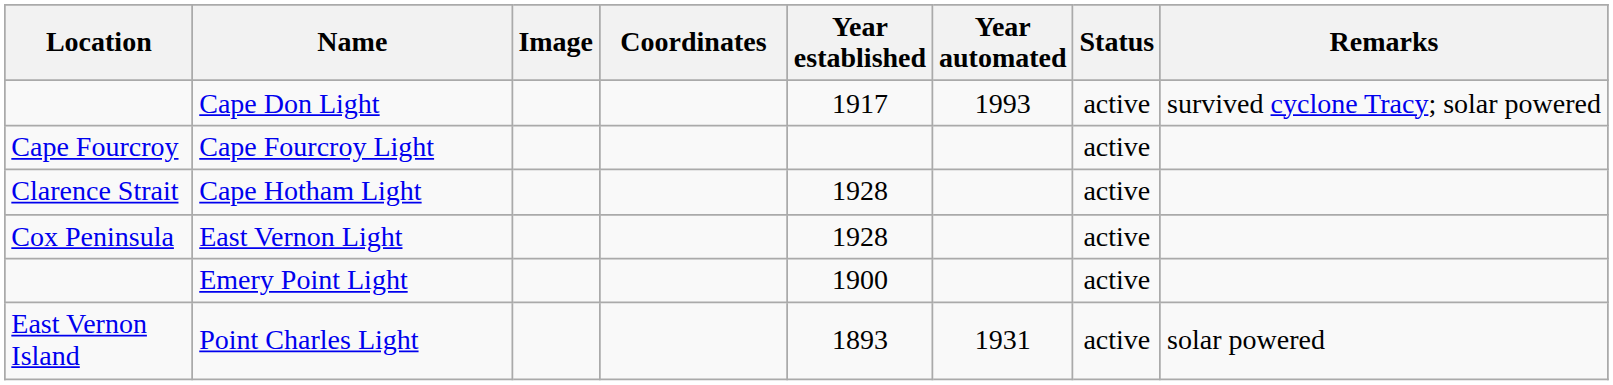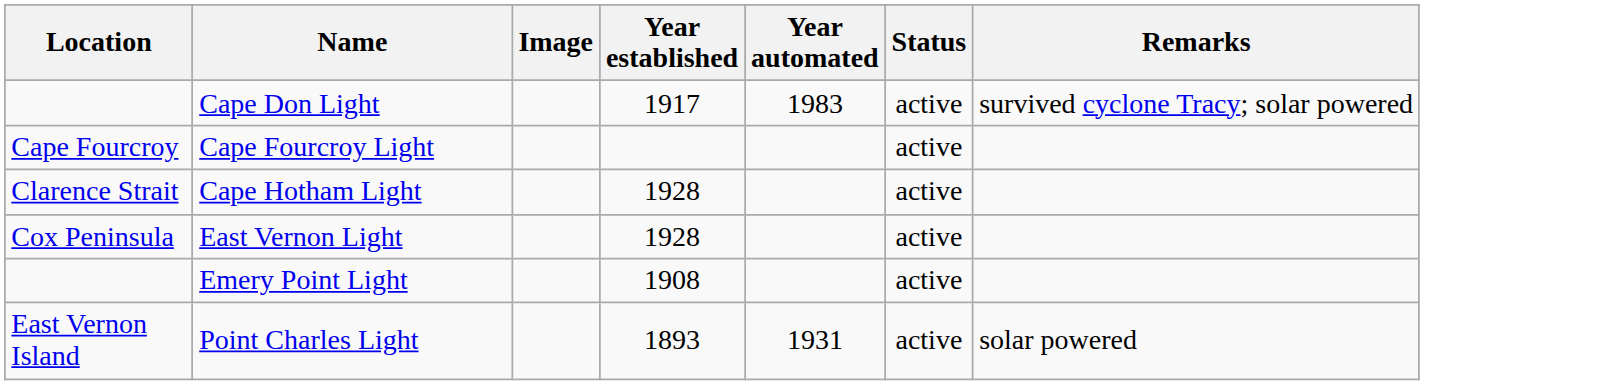- column: (693, 42)
(1003, 102) 1993 -> (815, 102) 1983
(860, 280) 1900 -> (672, 280) 1908
